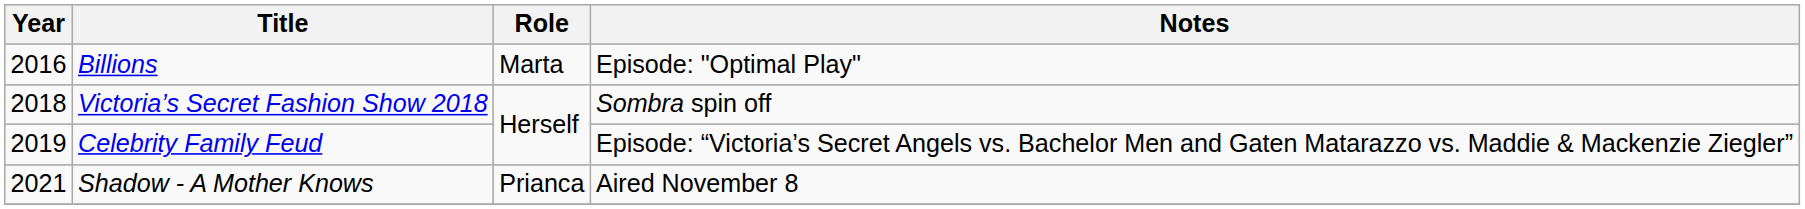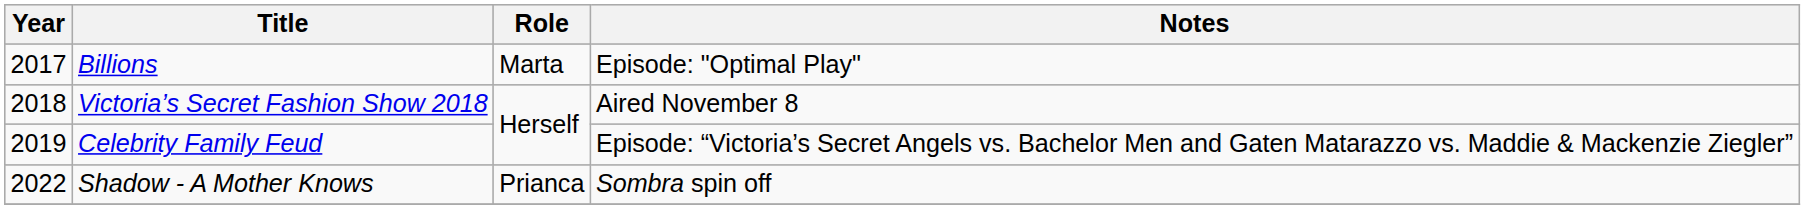(39, 64) 2016 -> (39, 64) 2017
(684, 104) Sombra spin off -> (697, 104) Aired November 8
(39, 183) 2021 -> (39, 183) 2022
(697, 183) Aired November 8 -> (684, 183) Sombra spin off
